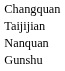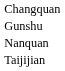rows swapped: (23, 60) <-> (25, 26)
